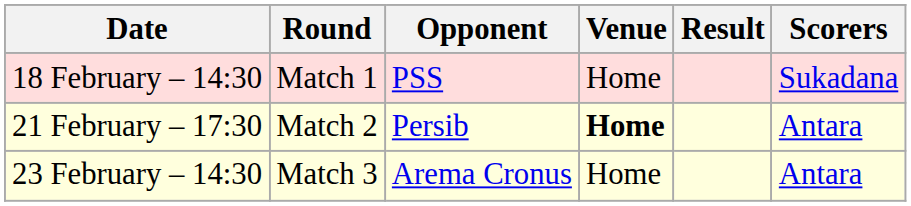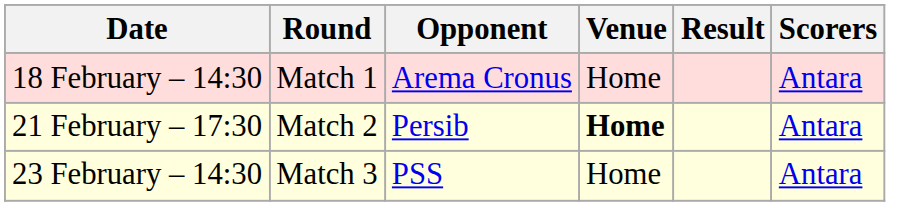(418, 77) PSS -> (482, 77) Arema Cronus
(839, 77) Sukadana -> (821, 77) Antara
(482, 175) Arema Cronus -> (418, 175) PSS
